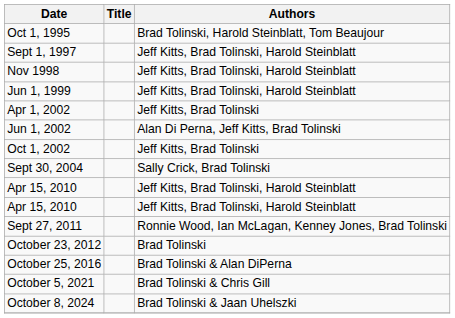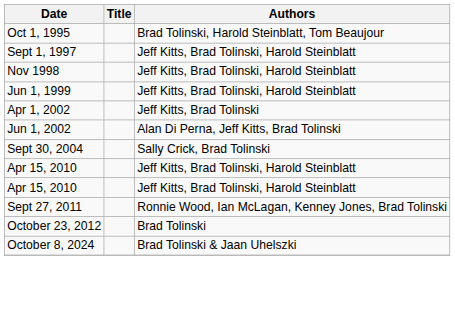- row: (39, 149)
- row: (54, 264)
- row: (51, 284)
